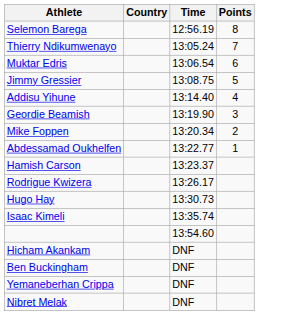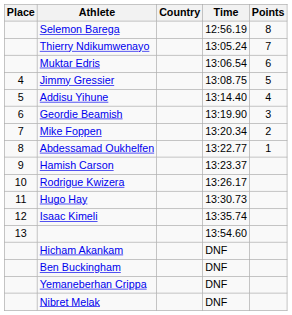+ column: (21, 13)
